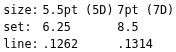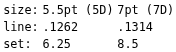rows swapped: (17, 27) <-> (21, 44)
